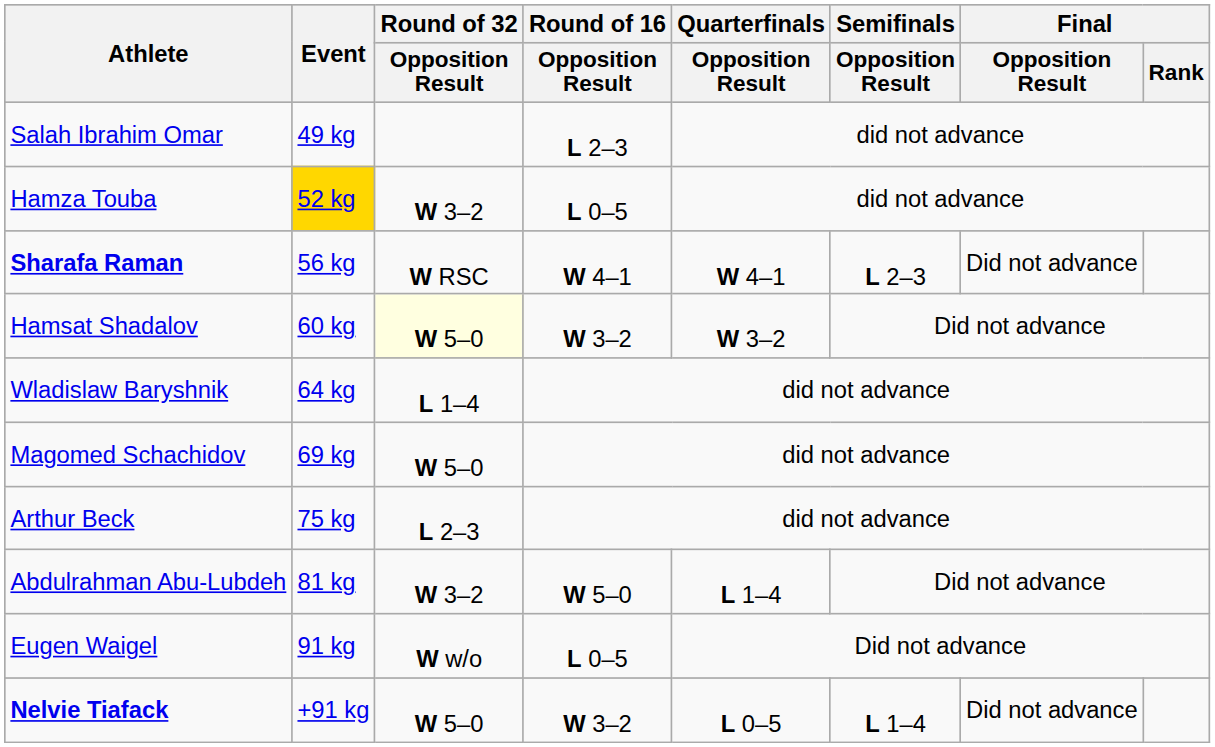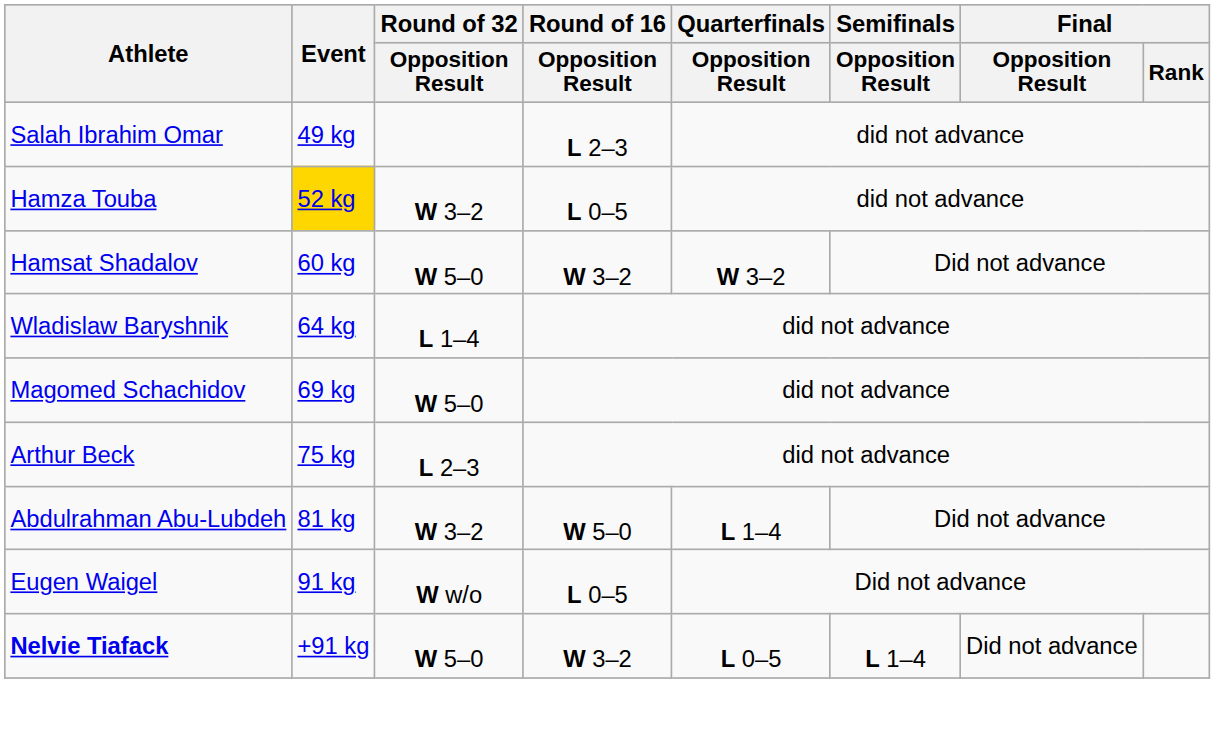- row: (97, 263)
(449, 340) lightyellow background -> (449, 276) no background
